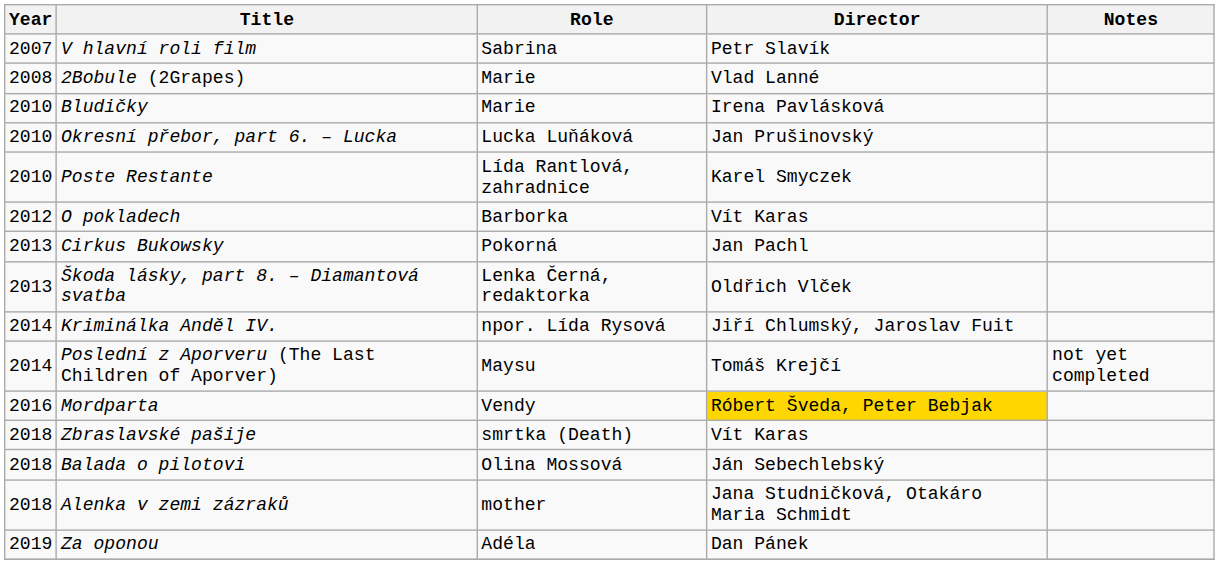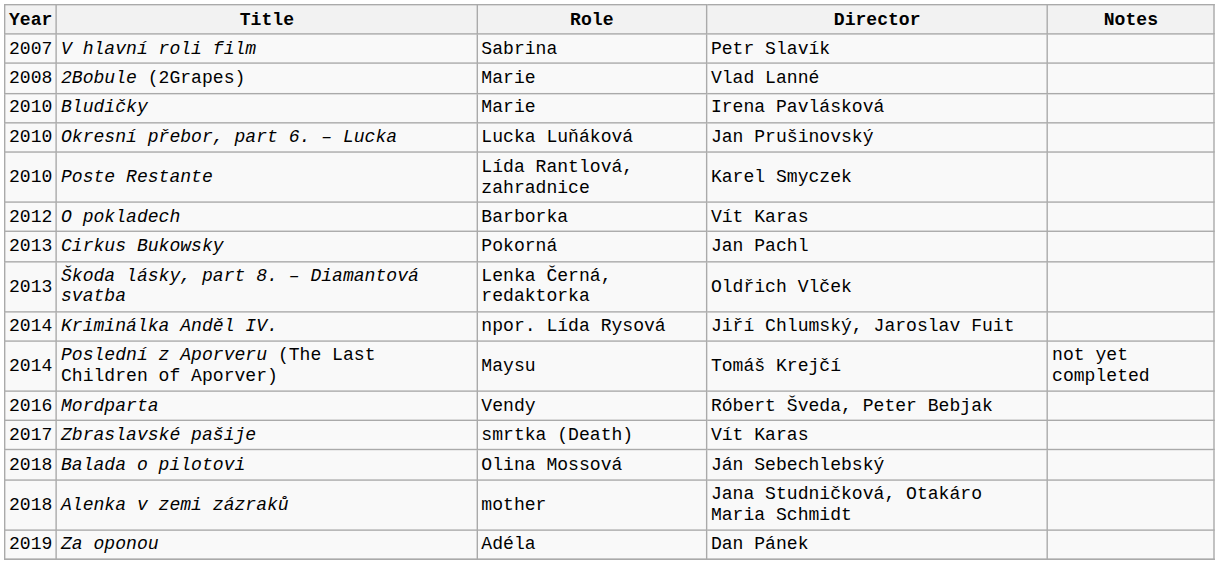(852, 406) gold background -> (852, 406) no background
(31, 435) 2018 -> (31, 435) 2017
